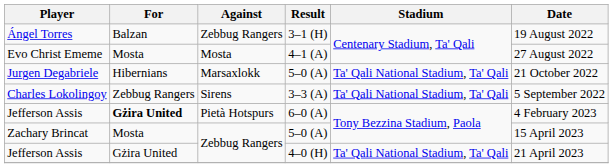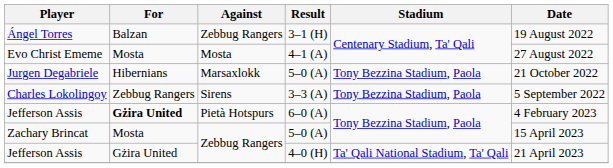(421, 73) Ta' Qali National Stadium, Ta' Qali -> (407, 73) Tony Bezzina Stadium, Paola
(421, 93) Ta' Qali National Stadium, Ta' Qali -> (407, 93) Tony Bezzina Stadium, Paola
